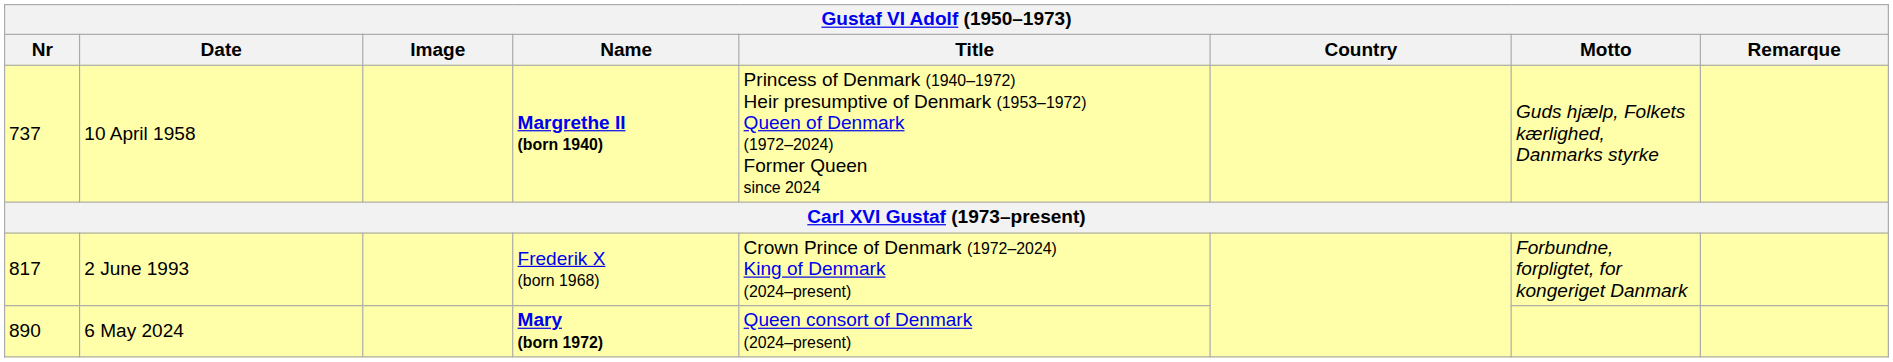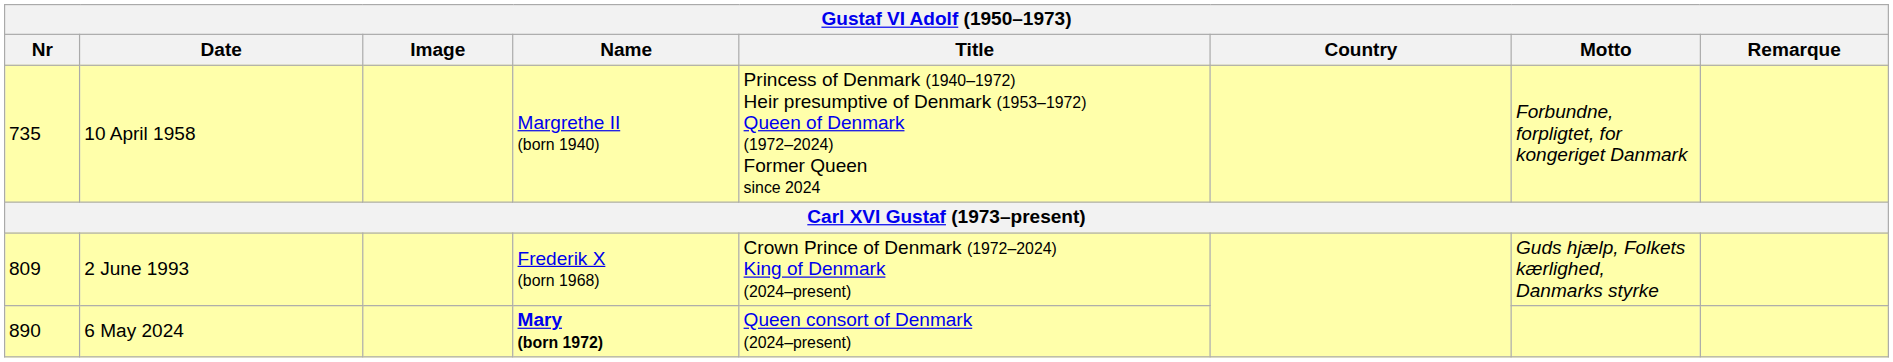(25, 133) 737 -> (25, 133) 735
(572, 133) bold -> (569, 133) normal
(1601, 133) Guds hjælp, Folkets kærlighed, Danmarks styrke -> (1602, 133) Forbundne, forpligtet, for kongeriget Danmark
(25, 268) 817 -> (25, 268) 809
(1602, 268) Forbundne, forpligtet, for kongeriget Danmark -> (1601, 268) Guds hjælp, Folkets kærlighed, Danmarks styrke
